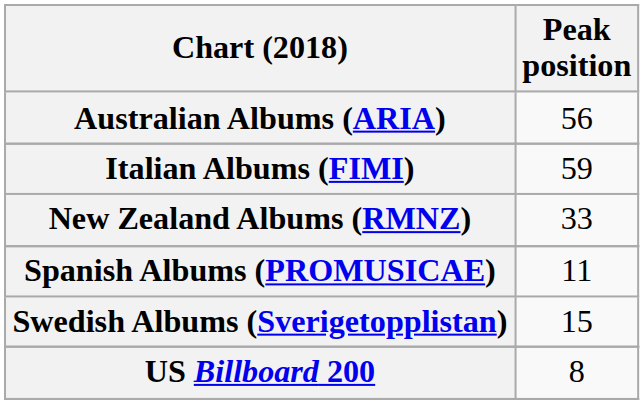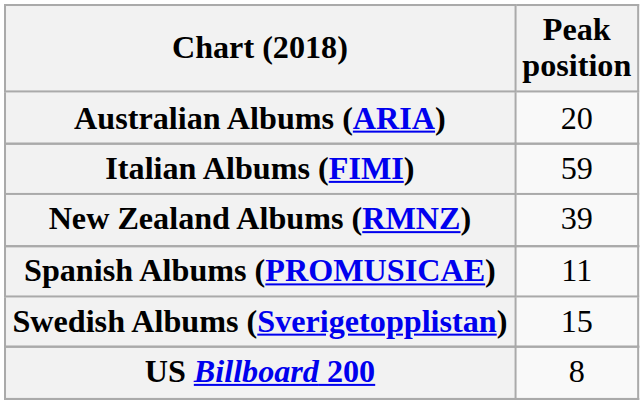(577, 117) 56 -> (577, 117) 20
(577, 219) 33 -> (577, 219) 39
